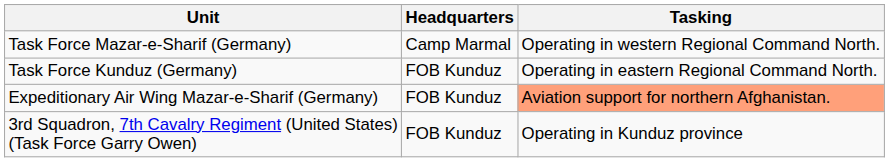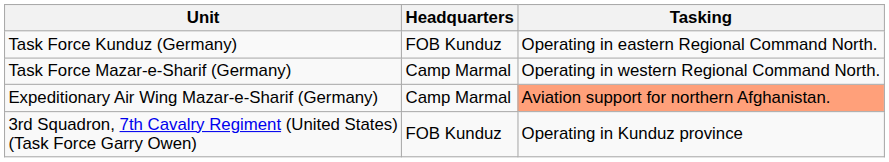rows swapped: (123, 71) <-> (150, 44)
(454, 97) FOB Kunduz -> (458, 97) Camp Marmal
